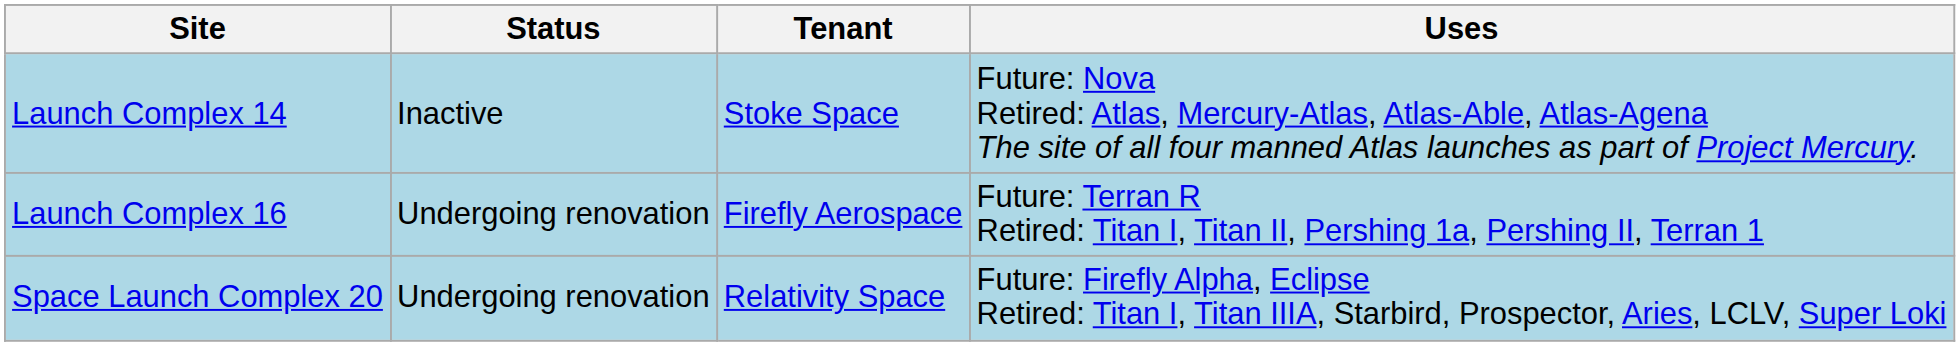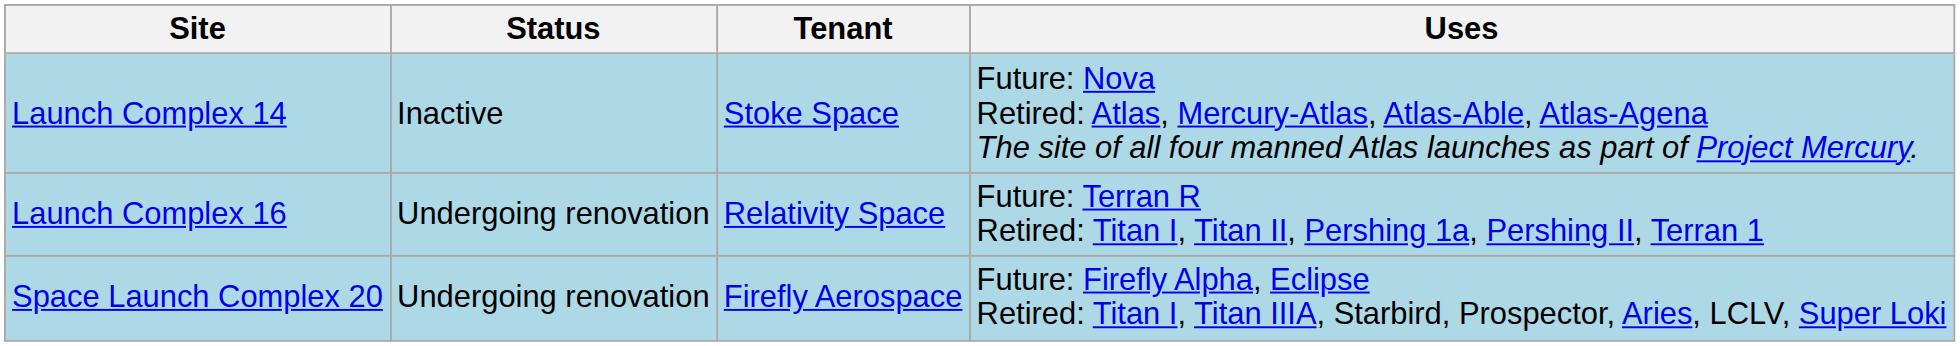(843, 213) Firefly Aerospace -> (835, 213) Relativity Space
(835, 297) Relativity Space -> (843, 297) Firefly Aerospace
